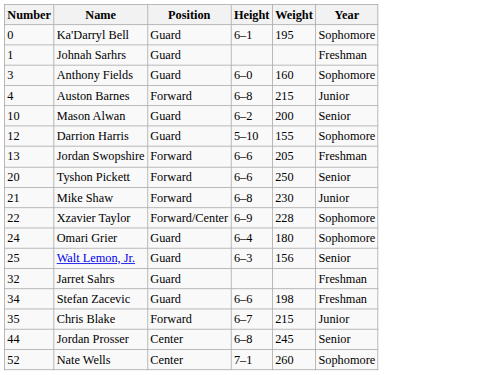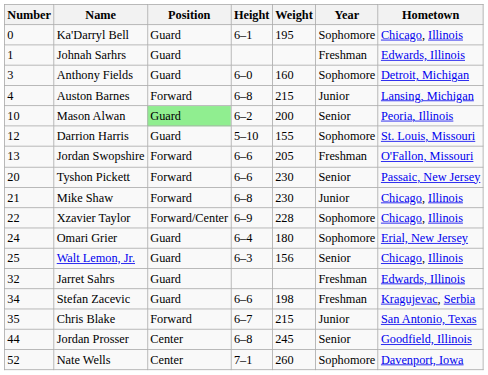+ column: (431, 14)
(166, 116) no background -> (166, 116) lightgreen background
(284, 177) 250 -> (284, 177) 230
